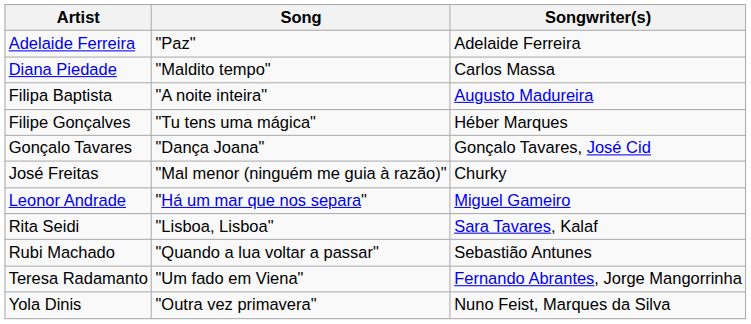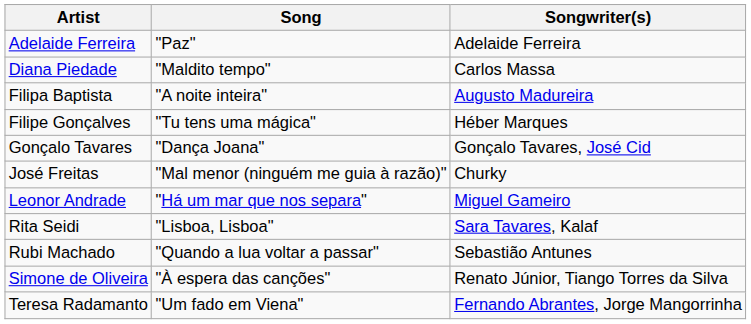+ row: (78, 278)
- row: (45, 305)
